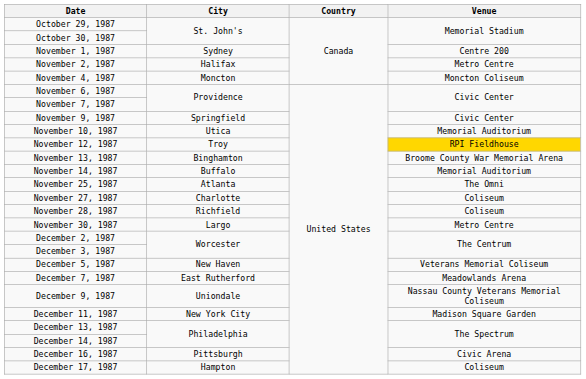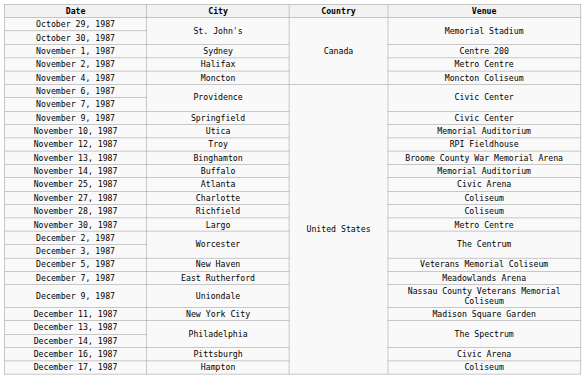(484, 144) gold background -> (484, 144) no background
(484, 185) The Omni -> (484, 185) Civic Arena
